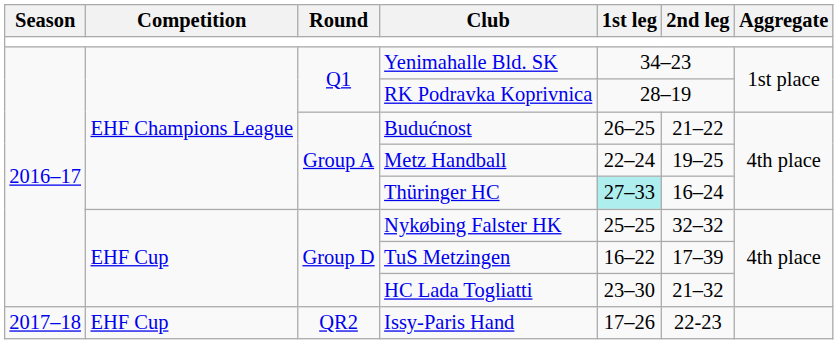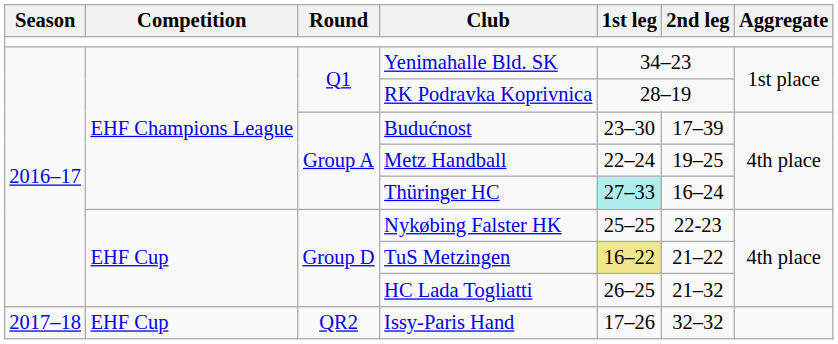(629, 127) 26–25 -> (629, 127) 23–30
(698, 127) 21–22 -> (698, 127) 17–39
(698, 225) 32–32 -> (698, 225) 22-23
(629, 257) no background -> (629, 257) khaki background
(698, 257) 17–39 -> (698, 257) 21–22
(629, 290) 23–30 -> (629, 290) 26–25
(698, 322) 22-23 -> (698, 322) 32–32
